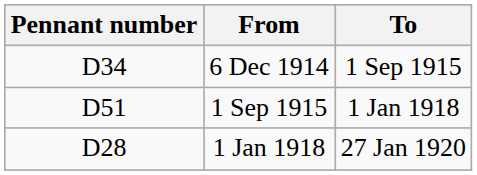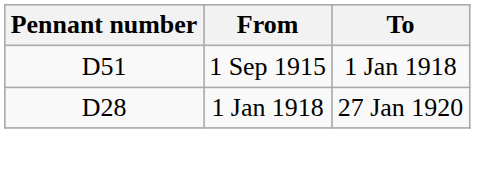- row: (269, 66)
